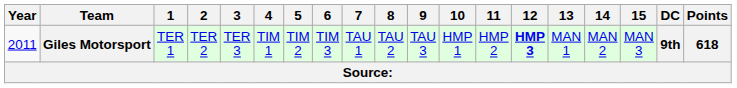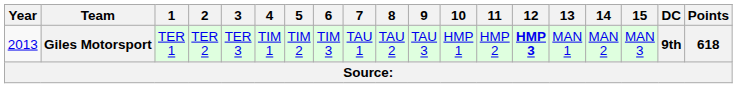(22, 43) 2011 -> (23, 43) 2013
